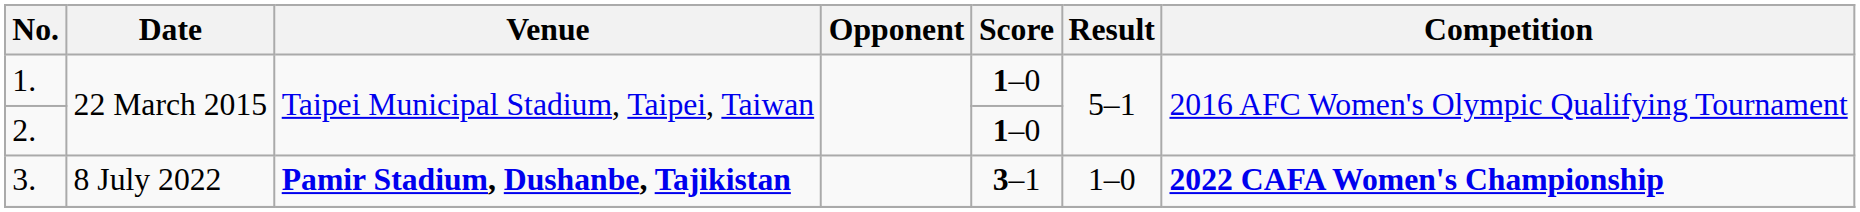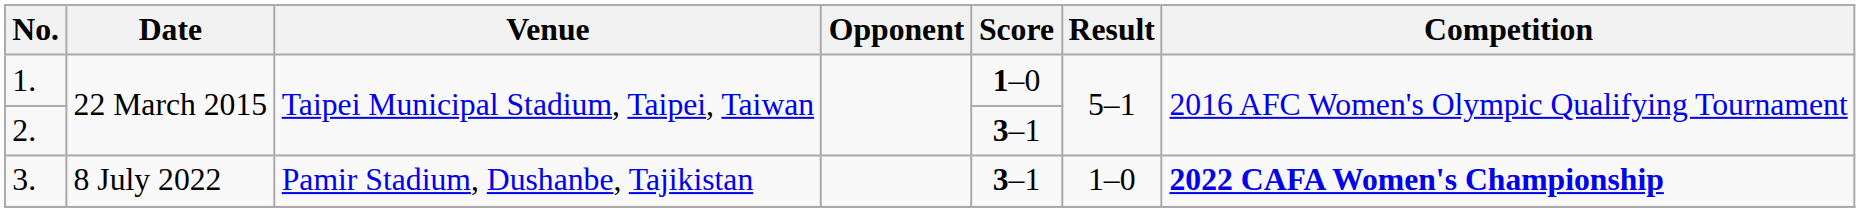(1016, 130) 1–0 -> (1016, 130) 3–1
(536, 180) bold -> (517, 180) normal
